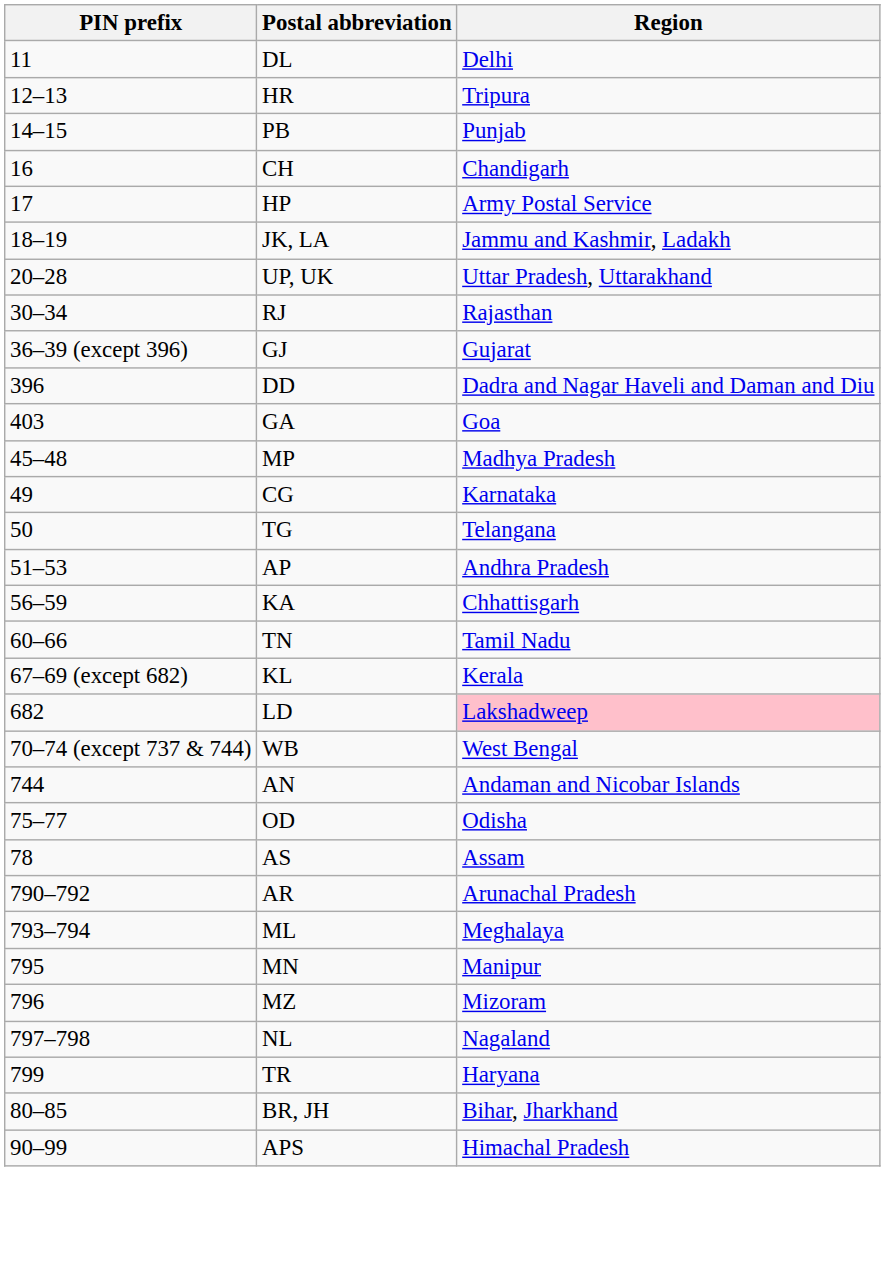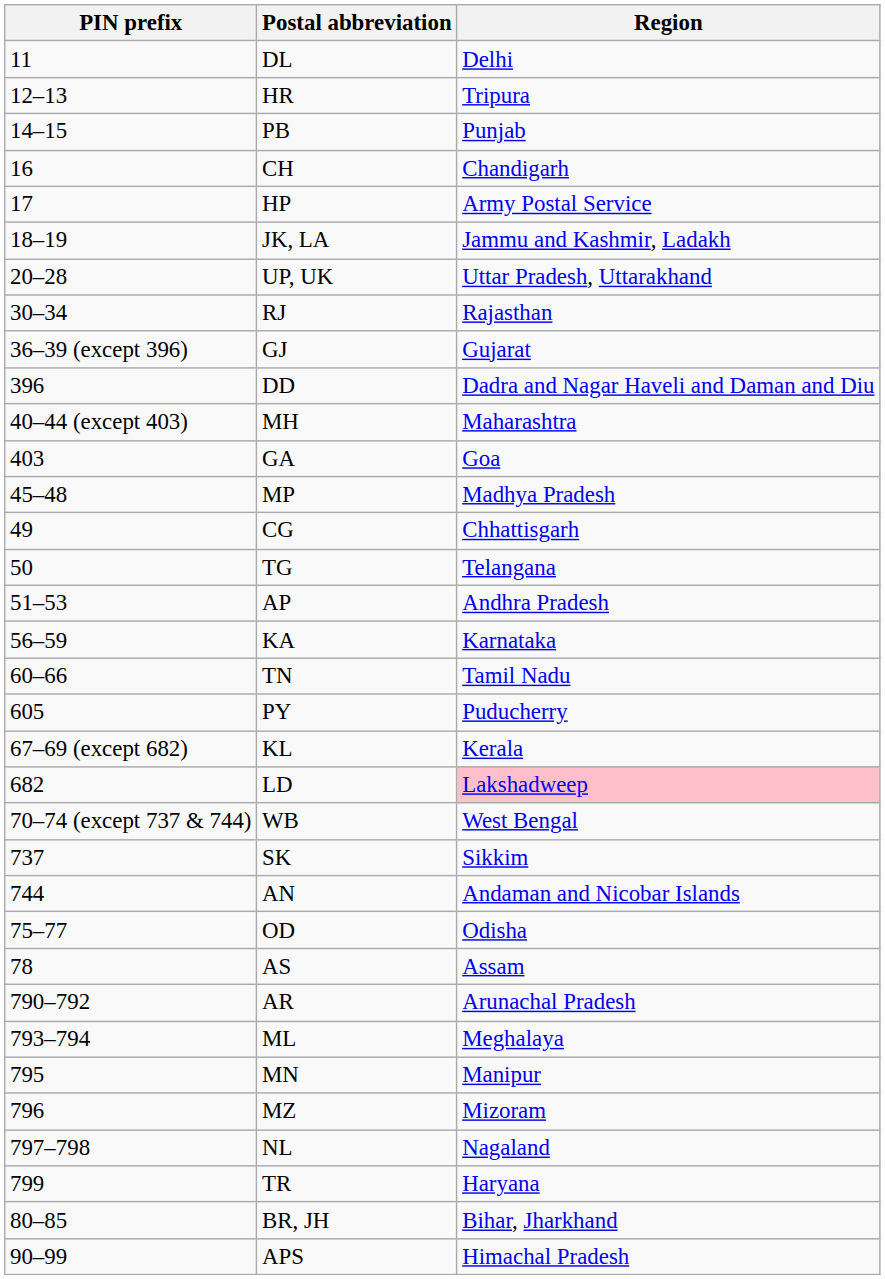+ row: (280, 421)
(509, 494) Karnataka -> (521, 530) Chhattisgarh
(521, 603) Chhattisgarh -> (509, 639) Karnataka
+ row: (277, 712)
+ row: (277, 857)
